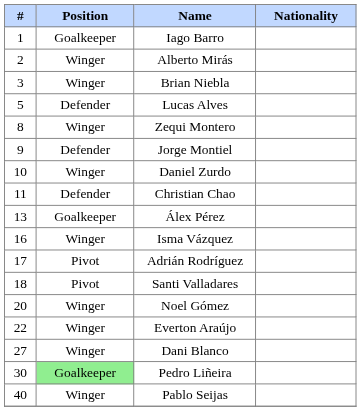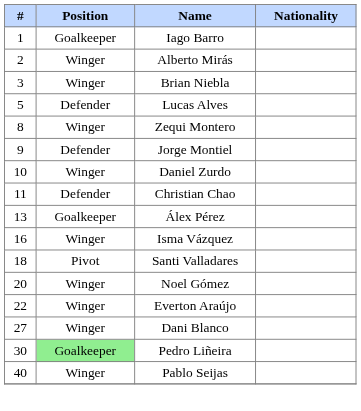- row: (195, 261)
